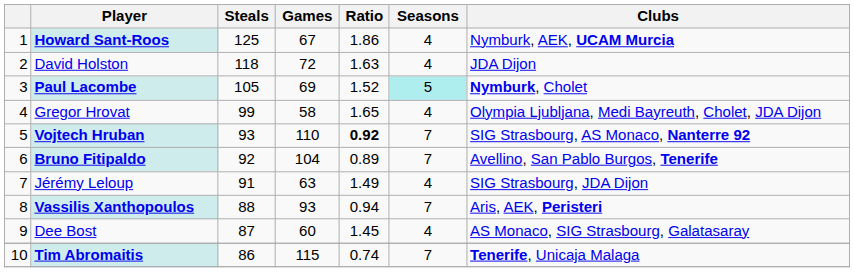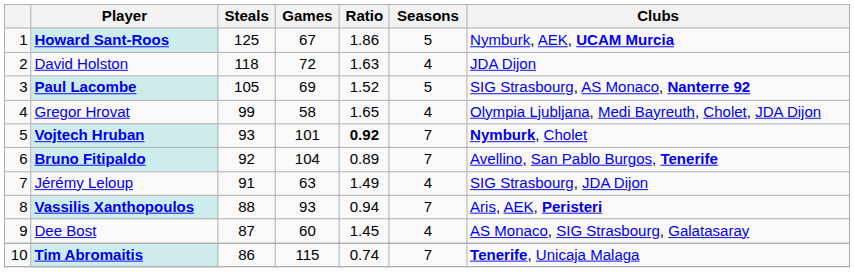(428, 40) 4 -> (428, 40) 5
(428, 87) paleturquoise background -> (428, 87) no background
(529, 87) Nymburk, Cholet -> (610, 87) SIG Strasbourg, AS Monaco, Nanterre 92
(307, 135) 110 -> (307, 135) 101
(610, 135) SIG Strasbourg, AS Monaco, Nanterre 92 -> (529, 135) Nymburk, Cholet
